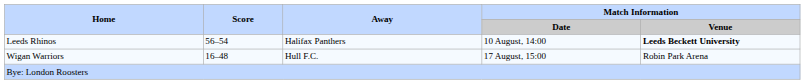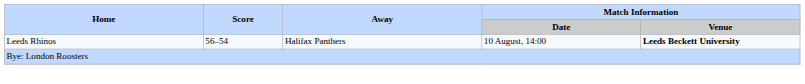- row: (35, 57)
